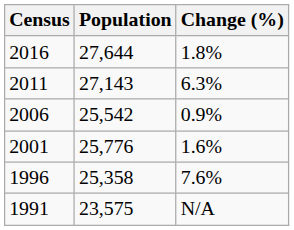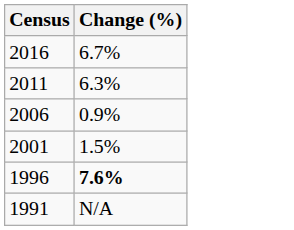- column: (125, 20)
(201, 51) 1.8% -> (100, 51) 6.7%
(201, 146) 1.6% -> (100, 146) 1.5%
(201, 177) normal -> (101, 177) bold
